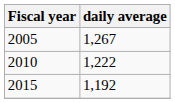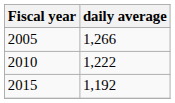(99, 39) 1,267 -> (99, 39) 1,266
